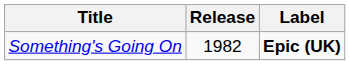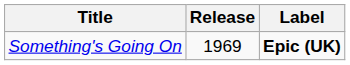(222, 45) 1982 -> (222, 45) 1969
